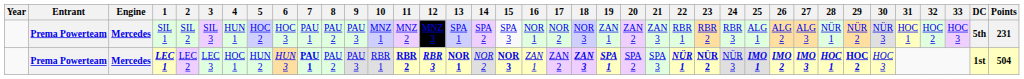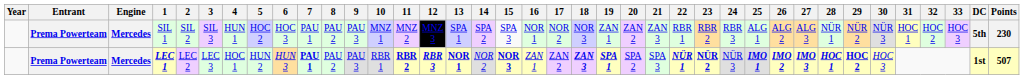(1004, 33) 231 -> (1004, 33) 230
(1004, 60) 504 -> (1004, 60) 507
